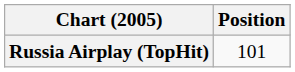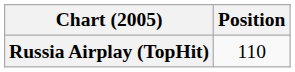(252, 50) 101 -> (252, 50) 110
